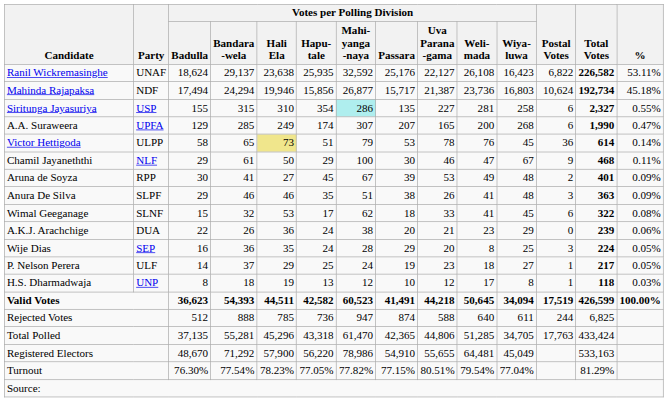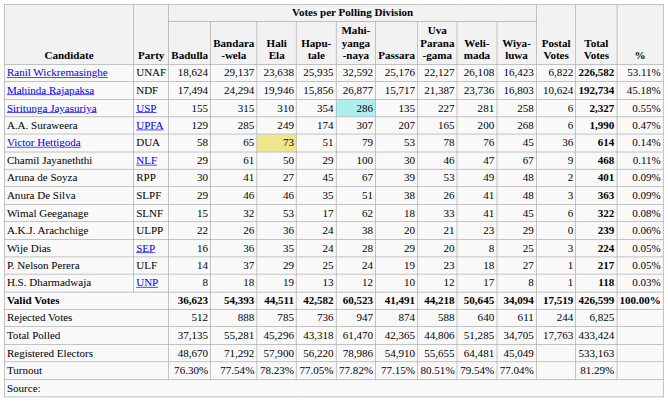(150, 143) ULPP -> (148, 143) DUA
(148, 230) DUA -> (150, 230) ULPP
